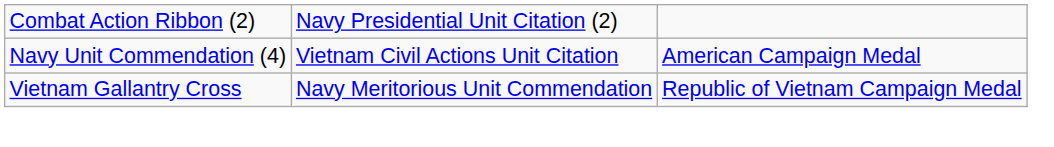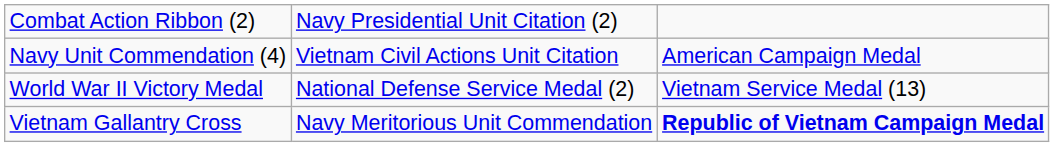+ row: (136, 89)
(842, 89) normal -> (853, 123) bold
